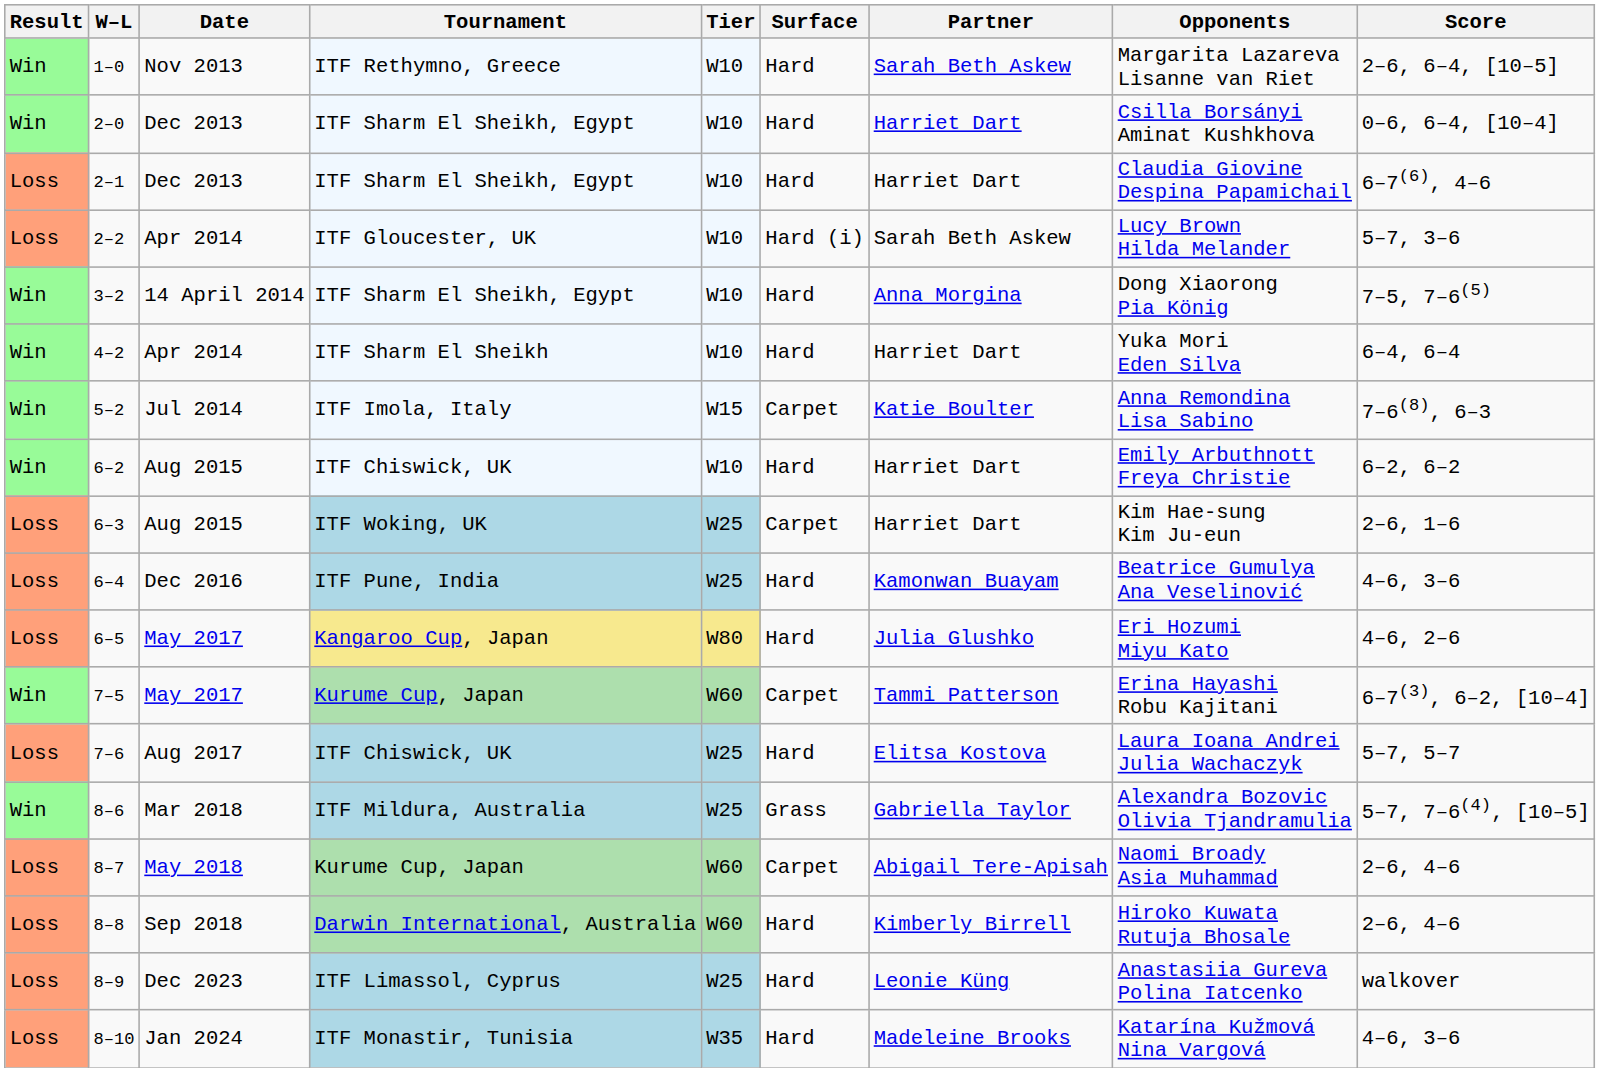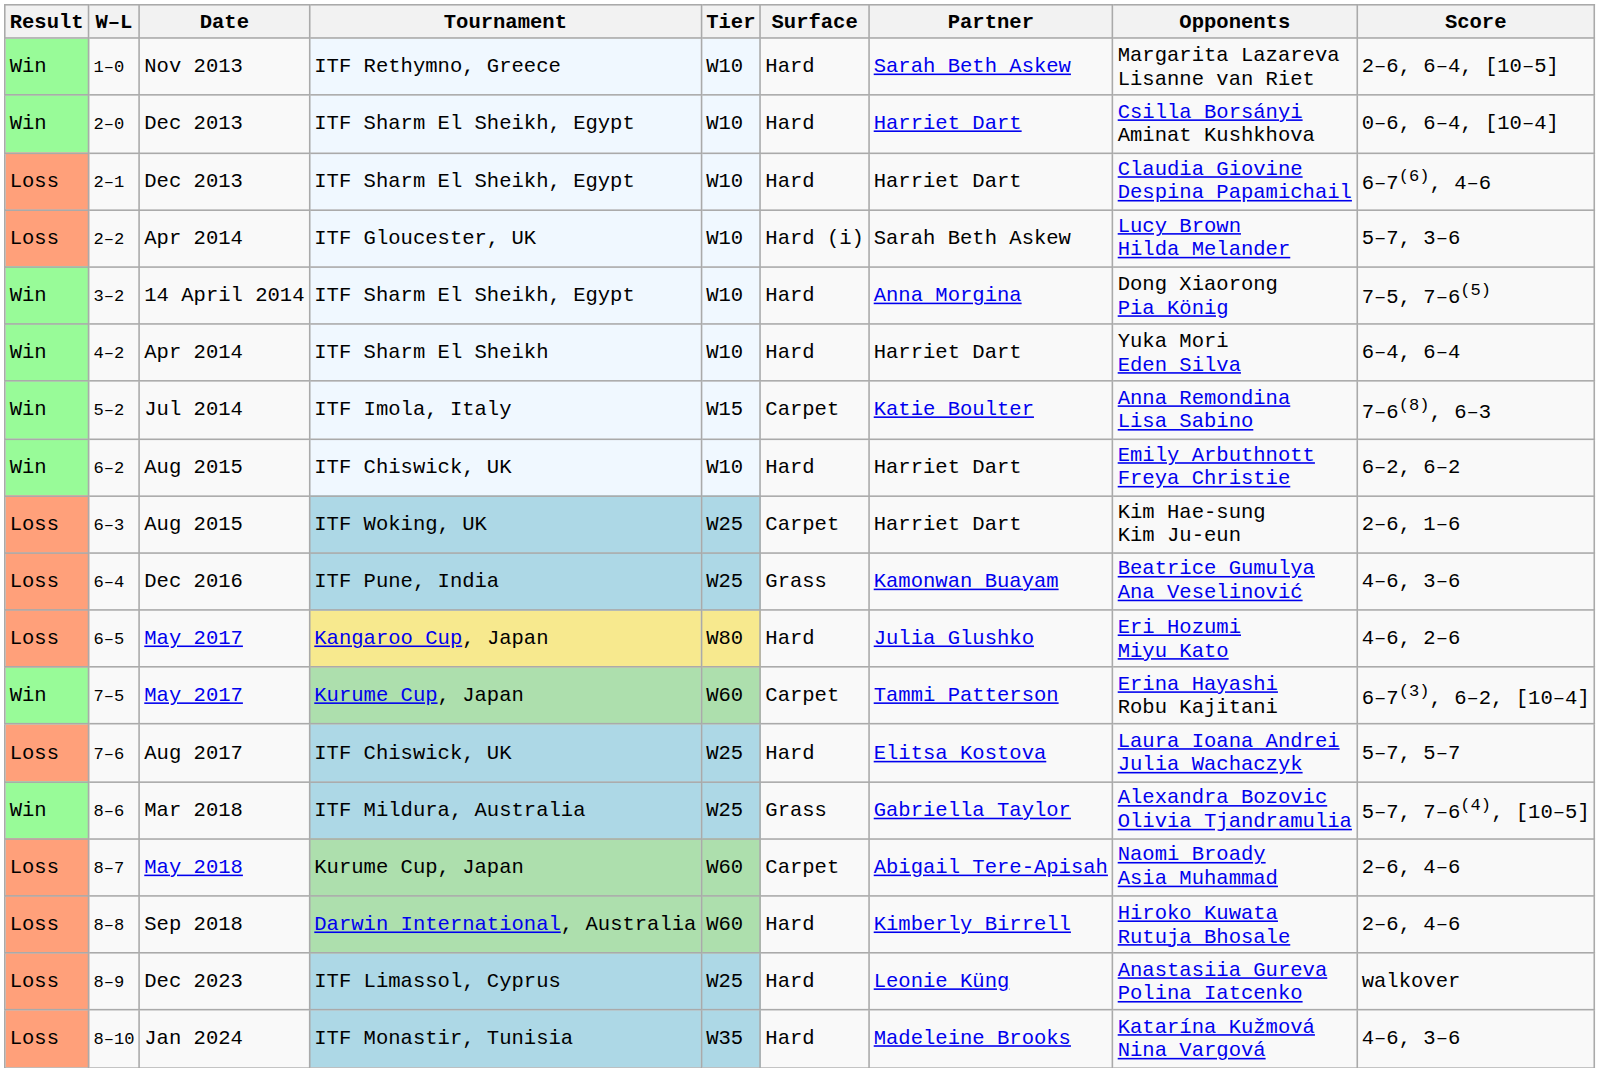(790, 581) Hard -> (796, 581) Grass
